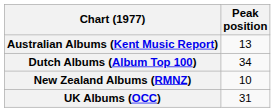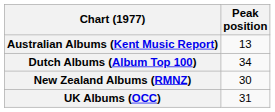(245, 80) 10 -> (245, 80) 30
